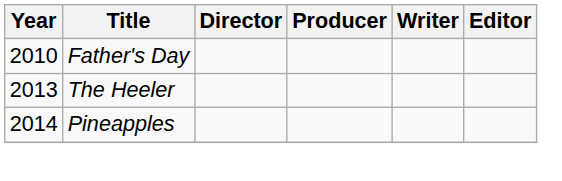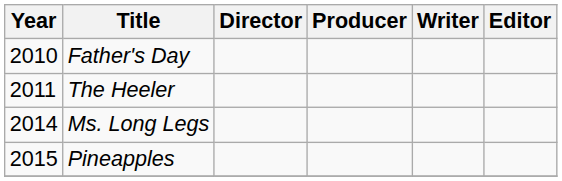(34, 90) 2013 -> (33, 90) 2011
+ row: (139, 124)
(34, 124) 2014 -> (34, 158) 2015
